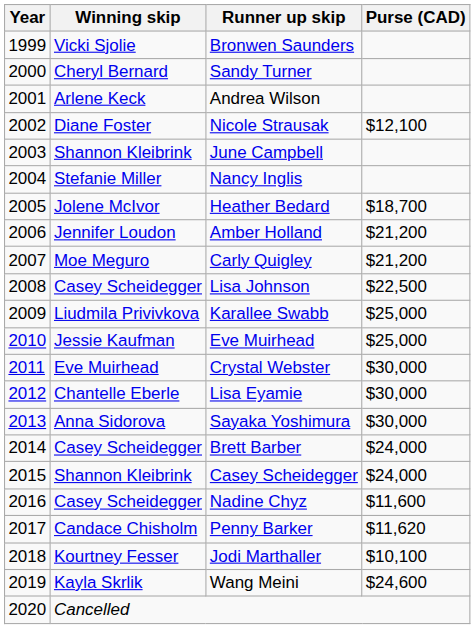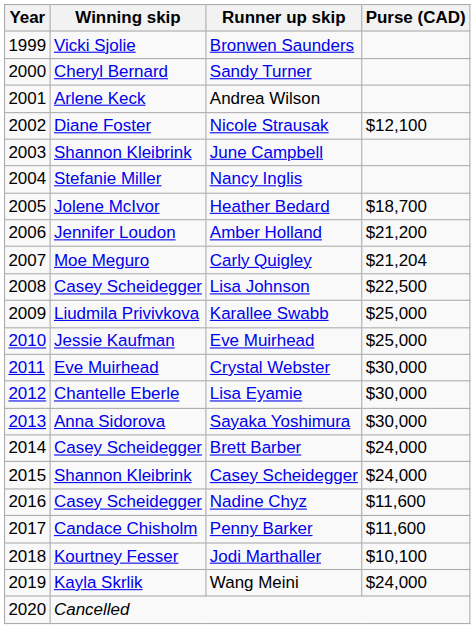(396, 260) $21,200 -> (396, 260) $21,204
(396, 529) $11,620 -> (396, 529) $11,600
(396, 582) $24,600 -> (396, 582) $24,000
